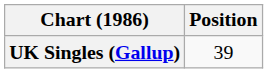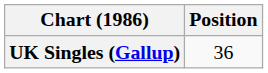(223, 51) 39 -> (223, 51) 36
